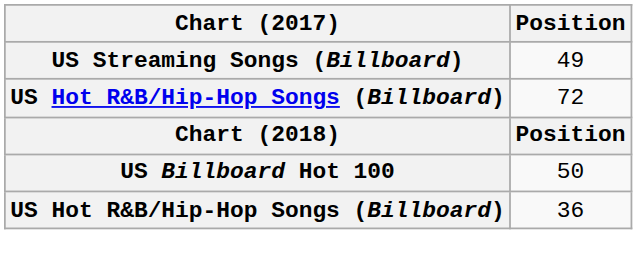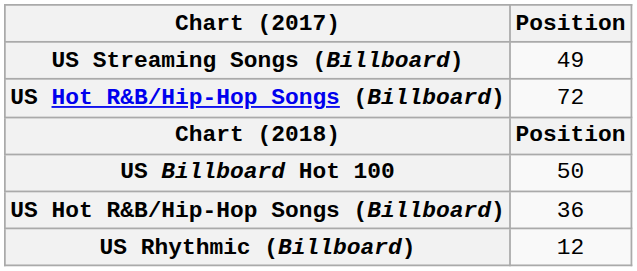+ row: (570, 247)
